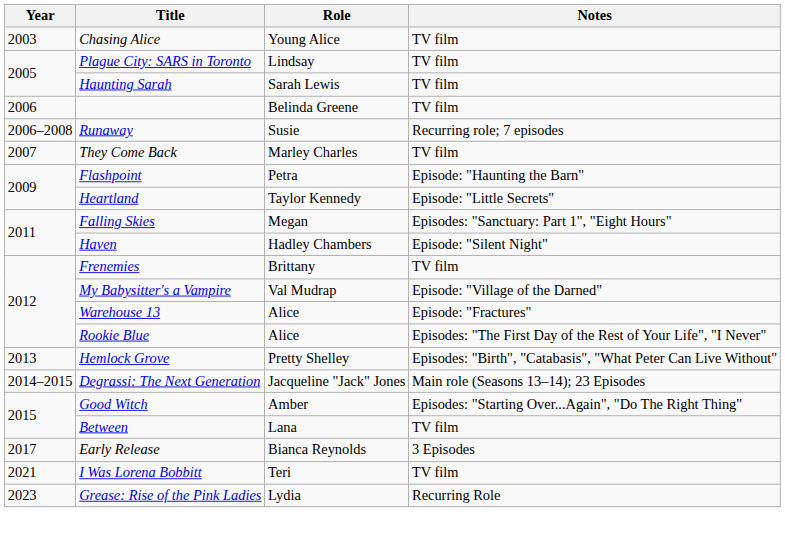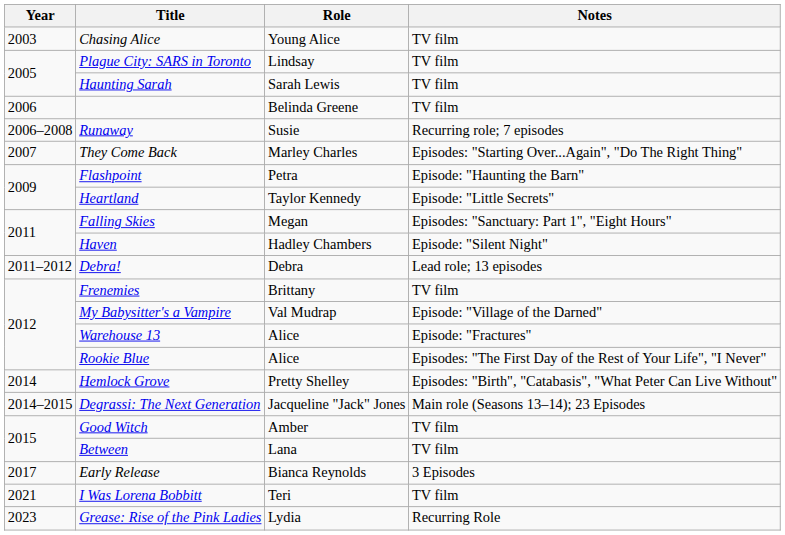(435, 152) TV film -> (577, 152) Episodes: "Starting Over...Again", "Do The Right Thing"
+ row: (100, 267)
(22, 358) 2013 -> (22, 381) 2014
(577, 404) Episodes: "Starting Over...Again", "Do The Right Thing" -> (435, 426) TV film
